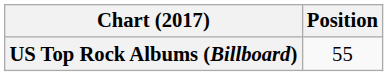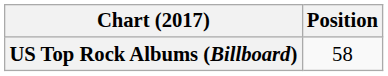(342, 53) 55 -> (342, 53) 58
